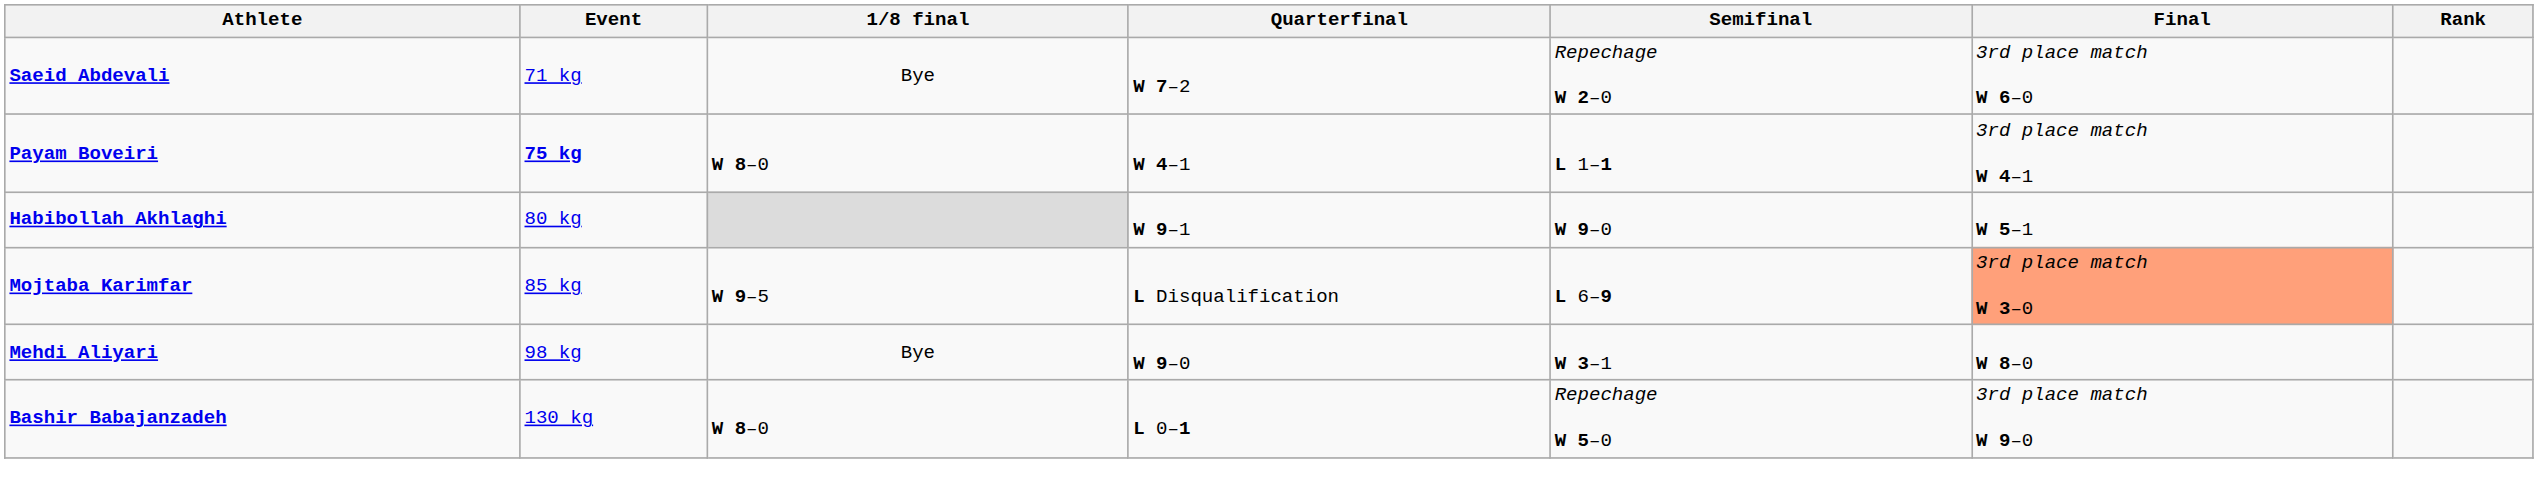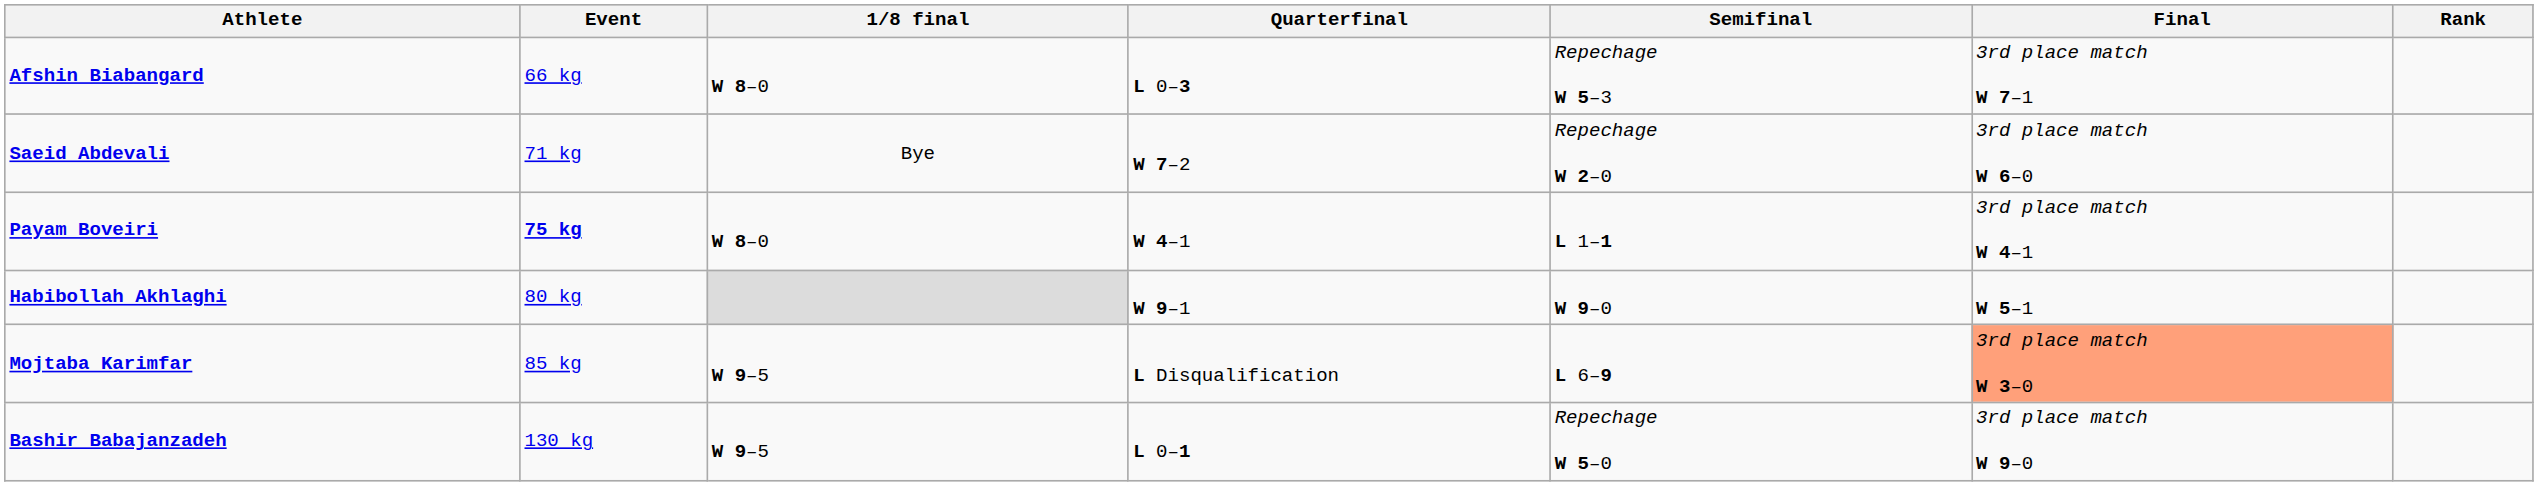+ row: (107, 75)
- row: (84, 352)
(740, 430) W 8–0 -> (740, 452) W 9–5
